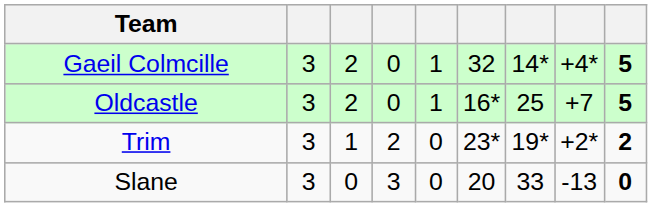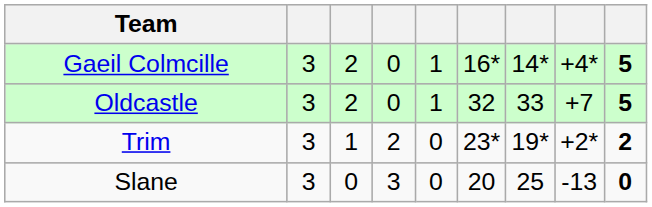(482, 63) 32 -> (482, 63) 16*
(482, 102) 16* -> (482, 102) 32
(530, 102) 25 -> (530, 102) 33
(530, 181) 33 -> (530, 181) 25
